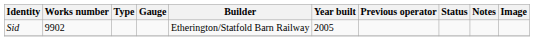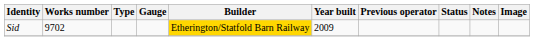(55, 28) 9902 -> (55, 28) 9702
(240, 28) no background -> (240, 28) gold background
(324, 28) 2005 -> (324, 28) 2009
